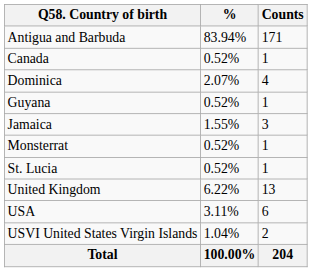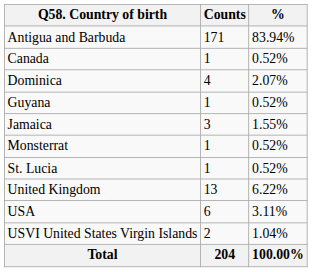columns swapped: (283, 15) <-> (230, 15)
